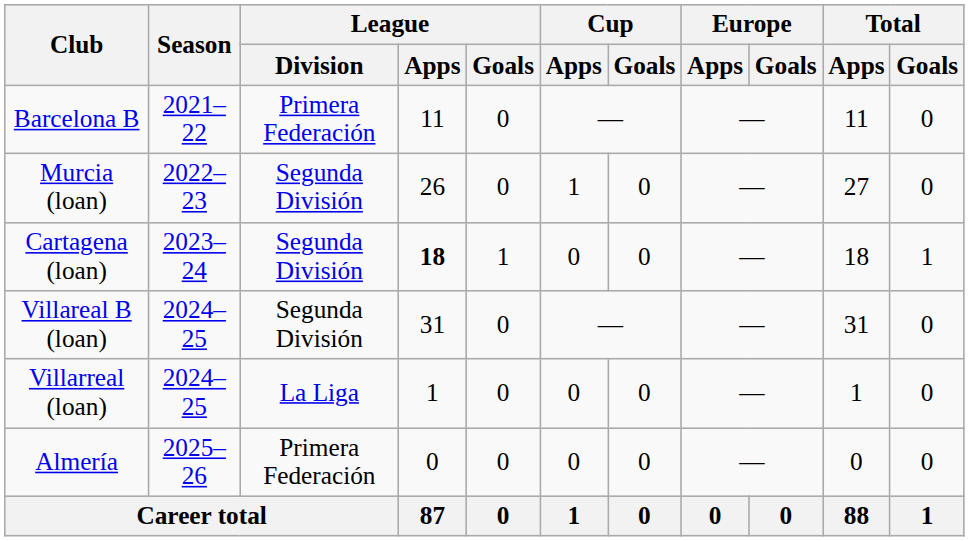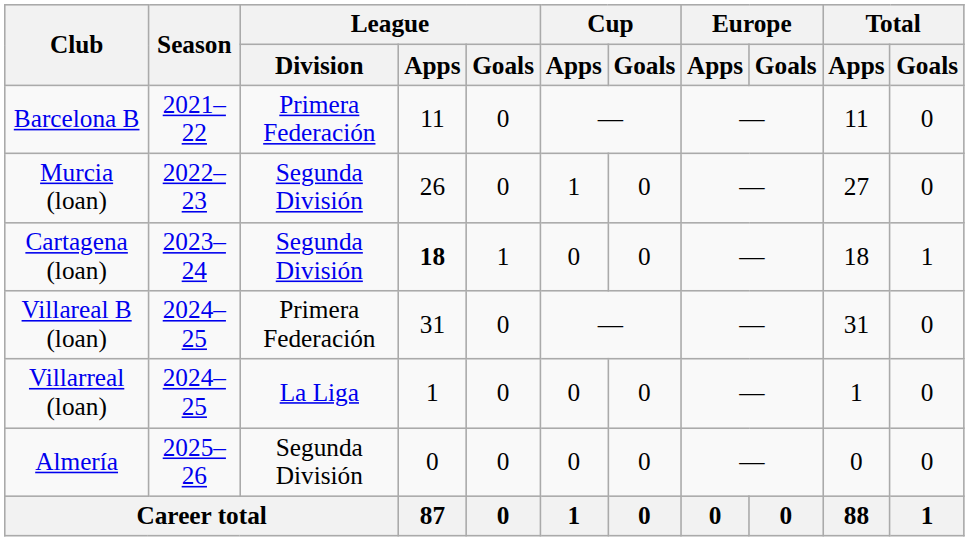(319, 324) Segunda División -> (319, 324) Primera Federación
(319, 461) Primera Federación -> (319, 461) Segunda División
